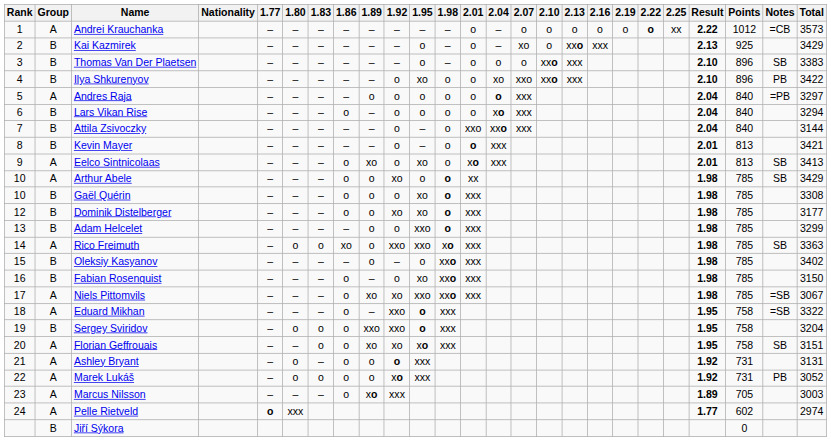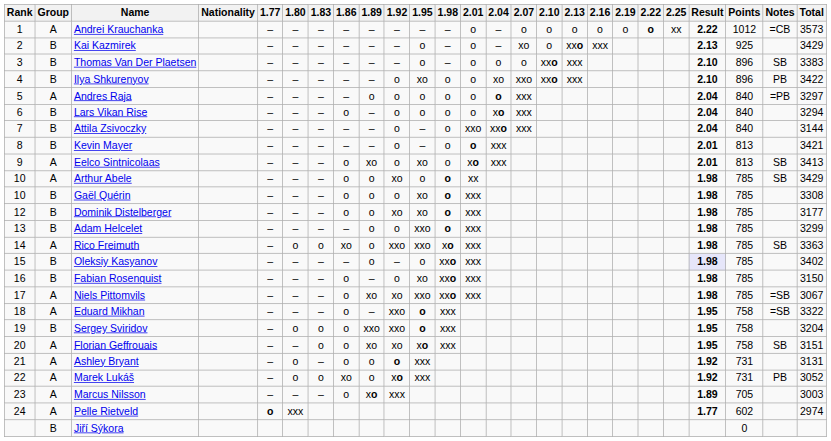(707, 262) no background -> (707, 262) lavender background
(346, 378) o -> (346, 378) xo
